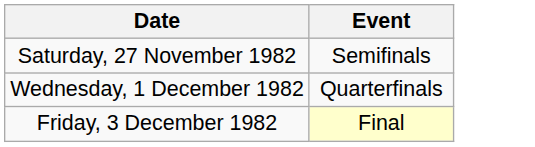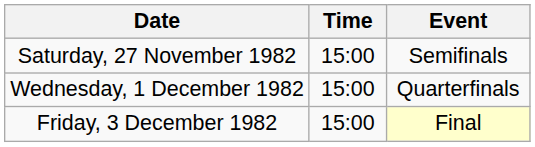+ column: (348, 21)
